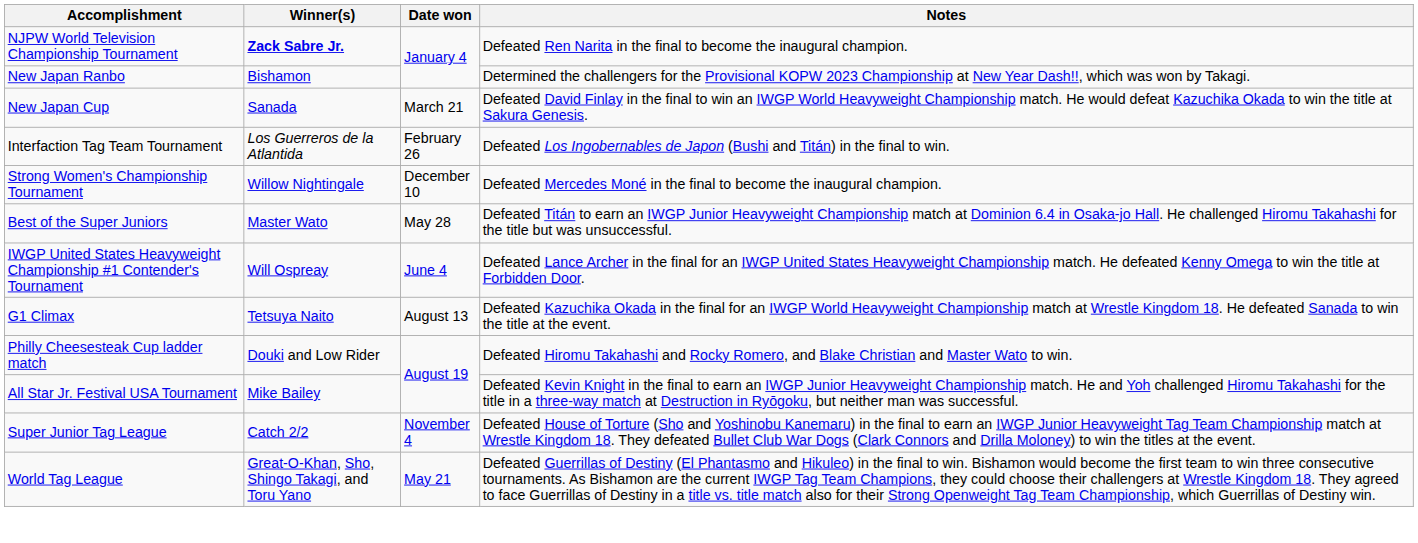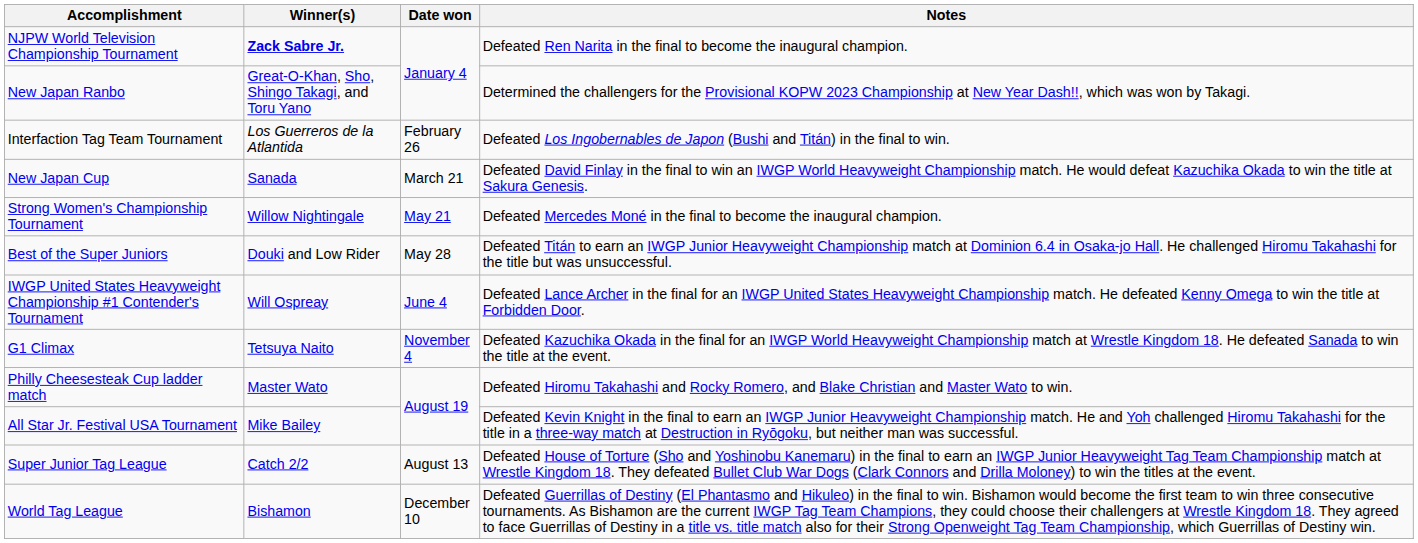(279, 76) Bishamon -> (311, 92) Great-O-Khan, Sho, Shingo Takagi, and Toru Yano
rows swapped: (115, 146) <-> (58, 107)
(437, 184) December 10 -> (427, 216) May 21
(288, 223) Master Wato -> (314, 255) Douki and Low Rider
(436, 316) August 13 -> (437, 348) November 4
(314, 355) Douki and Low Rider -> (288, 387) Master Wato
(437, 432) November 4 -> (436, 464) August 13
(311, 479) Great-O-Khan, Sho, Shingo Takagi, and Toru Yano -> (279, 511) Bishamon
(427, 479) May 21 -> (437, 511) December 10
